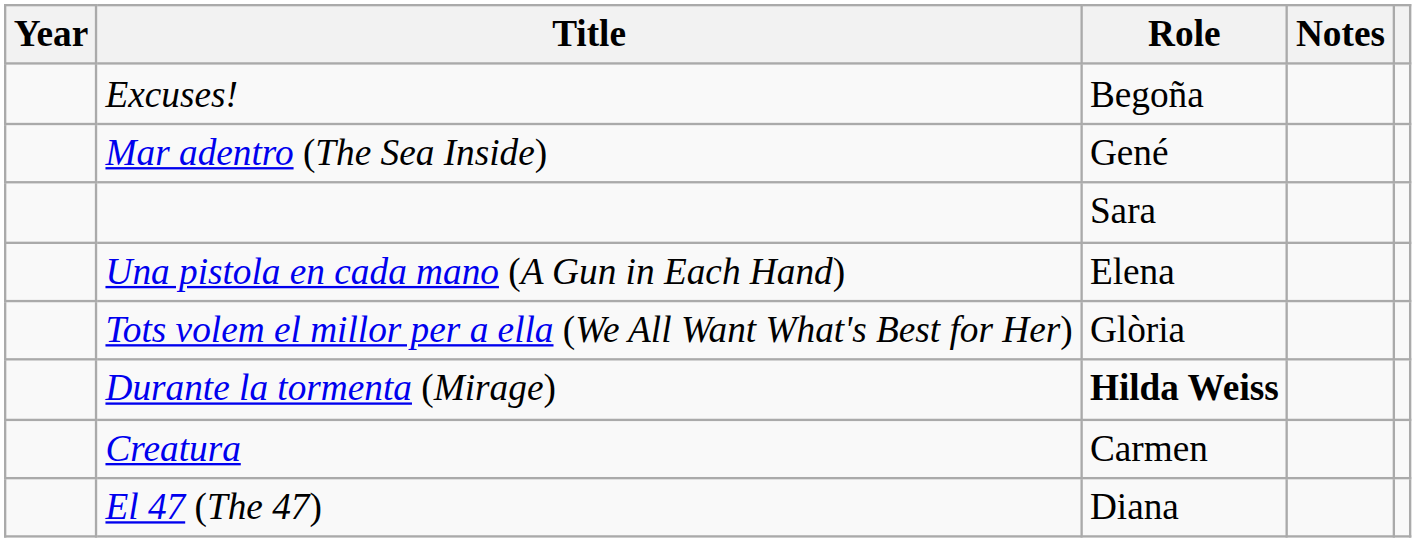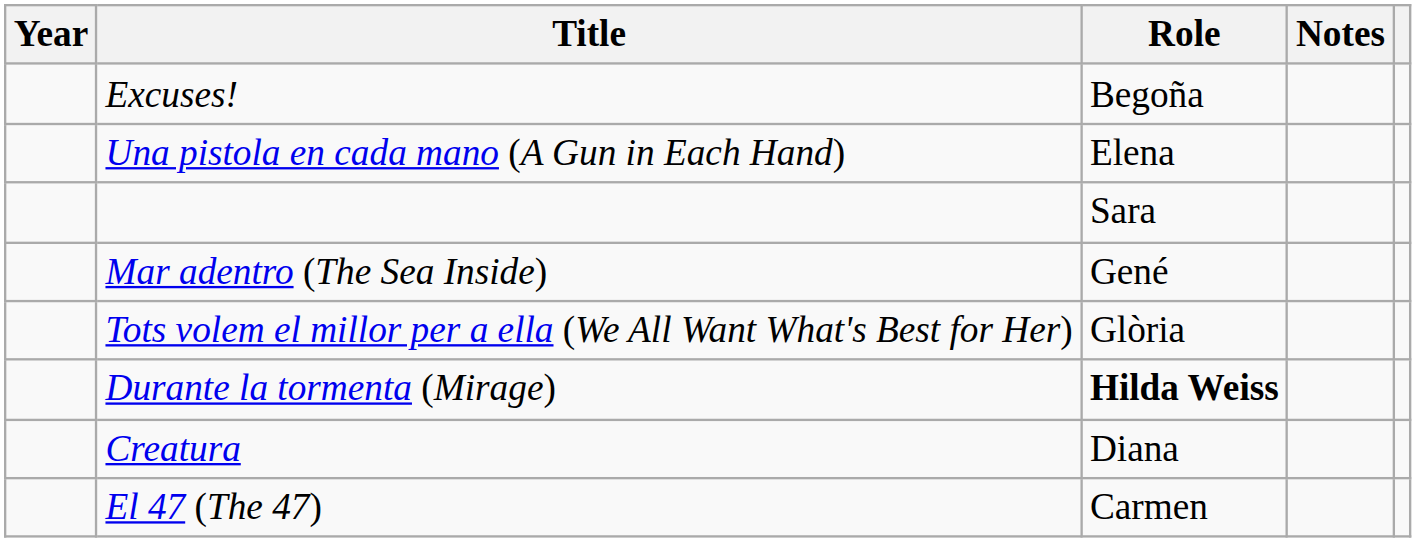rows swapped: (326, 152) <-> (475, 270)
(1149, 447) Carmen -> (1134, 447) Diana
(1134, 507) Diana -> (1149, 507) Carmen
